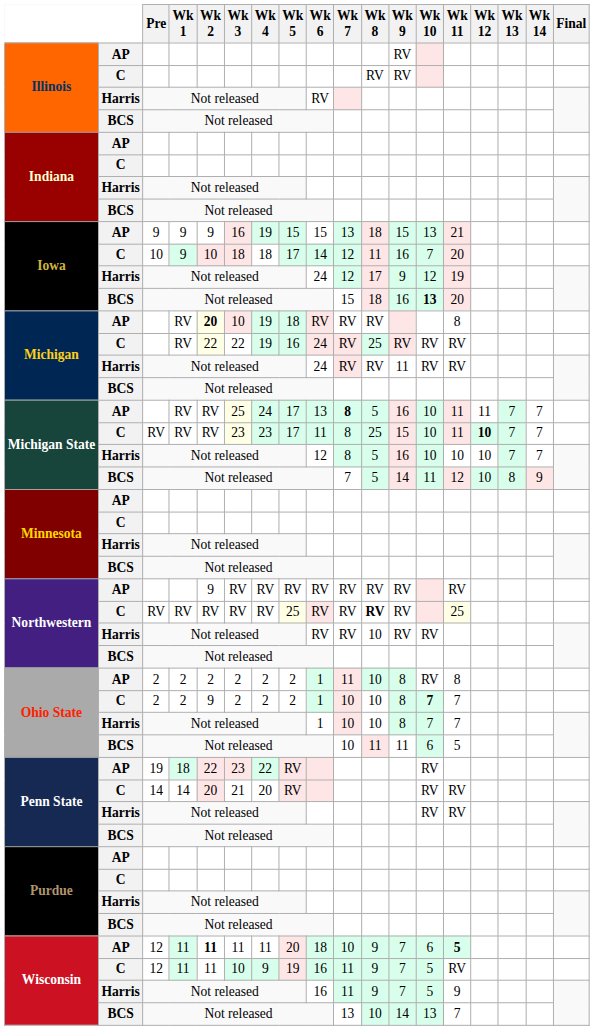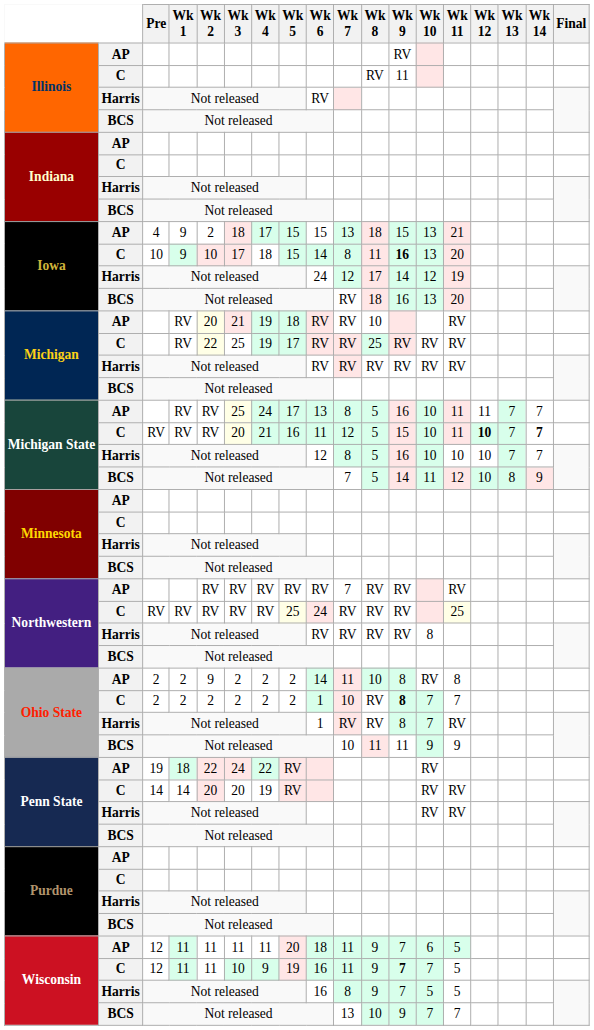(402, 76) RV -> (402, 76) 11
(156, 232) 9 -> (156, 232) 4
(211, 232) 9 -> (211, 232) 2
(238, 232) 16 -> (238, 232) 18
(265, 232) 19 -> (265, 232) 17
(238, 255) 18 -> (238, 255) 17
(293, 255) 17 -> (293, 255) 15
(348, 255) 12 -> (348, 255) 8
(402, 255) normal -> (402, 255) bold
(430, 255) 7 -> (430, 255) 13
(402, 277) 9 -> (402, 277) 14
(348, 299) 15 -> (348, 299) RV
(430, 299) bold -> (430, 299) normal
(211, 322) bold -> (211, 322) normal
(238, 322) 10 -> (238, 322) 21
(375, 322) RV -> (375, 322) 10
(457, 322) 8 -> (457, 322) RV
(238, 344) 22 -> (238, 344) 25
(293, 344) 16 -> (293, 344) 17
(320, 344) 24 -> (320, 344) RV
(320, 366) 24 -> (320, 366) RV
(402, 366) 11 -> (402, 366) RV
(348, 411) bold -> (348, 411) normal
(238, 433) 23 -> (238, 433) 20
(265, 433) 23 -> (265, 433) 21
(293, 433) 17 -> (293, 433) 16
(348, 433) 8 -> (348, 433) 12
(375, 433) 25 -> (375, 433) 5
(539, 433) normal -> (539, 433) bold
(211, 590) 9 -> (211, 590) RV
(348, 590) RV -> (348, 590) 7
(320, 612) RV -> (320, 612) 24
(375, 612) bold -> (375, 612) normal
(375, 634) 10 -> (375, 634) RV
(430, 634) RV -> (430, 634) 8
(211, 679) 2 -> (211, 679) 9
(320, 679) 1 -> (320, 679) 14
(211, 701) 9 -> (211, 701) 2
(375, 701) 10 -> (375, 701) RV
(402, 701) normal -> (402, 701) bold
(430, 701) bold -> (430, 701) normal
(348, 724) 10 -> (348, 724) RV
(375, 724) 10 -> (375, 724) RV
(457, 724) 7 -> (457, 724) RV
(430, 746) 6 -> (430, 746) 9
(457, 746) 5 -> (457, 746) 9
(238, 768) 23 -> (238, 768) 24
(238, 791) 21 -> (238, 791) 20
(265, 791) 20 -> (265, 791) 19
(211, 947) bold -> (211, 947) normal
(348, 947) 10 -> (348, 947) 11
(457, 947) bold -> (457, 947) normal
(402, 969) normal -> (402, 969) bold
(430, 969) 5 -> (430, 969) 7
(457, 969) RV -> (457, 969) 5
(348, 992) 11 -> (348, 992) 8
(457, 992) 9 -> (457, 992) 5
(402, 1014) 14 -> (402, 1014) 9
(430, 1014) 13 -> (430, 1014) 7
